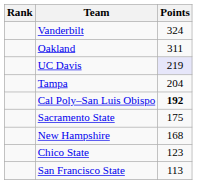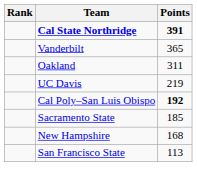+ row: (87, 30)
(175, 30) 324 -> (175, 48) 365
(175, 65) lavender background -> (175, 83) no background
- row: (53, 83)
(175, 118) 175 -> (175, 118) 185
- row: (63, 153)
